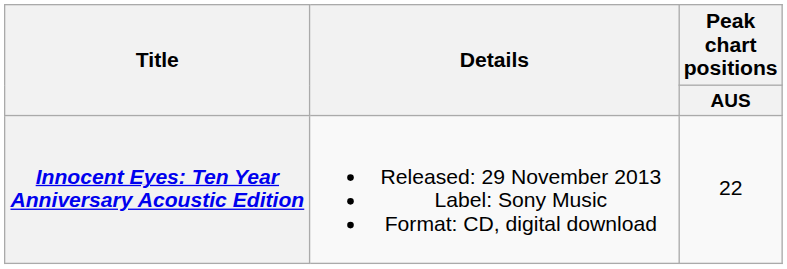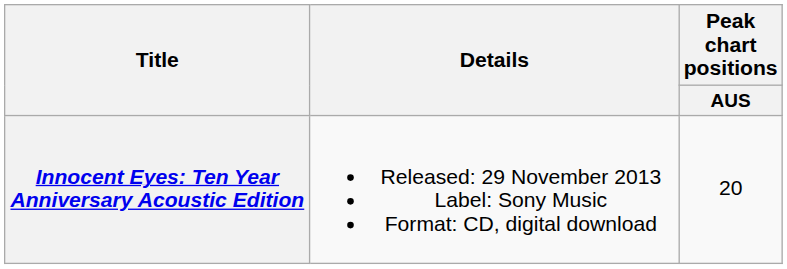(731, 189) 22 -> (731, 189) 20
